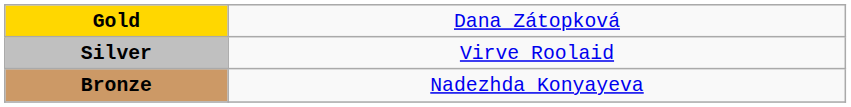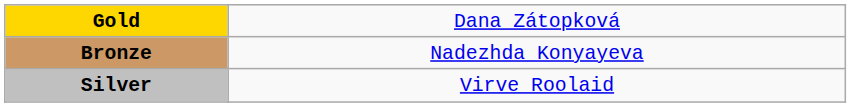rows swapped: (116, 53) <-> (116, 85)
